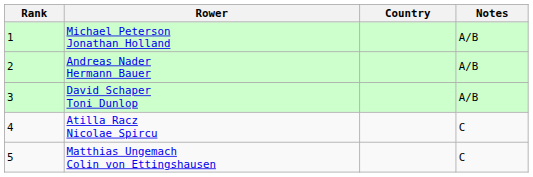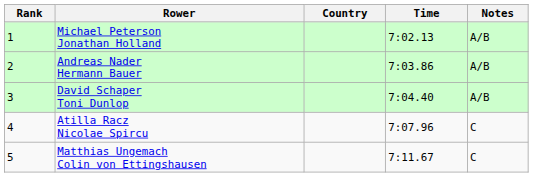+ column: (427, 13)
